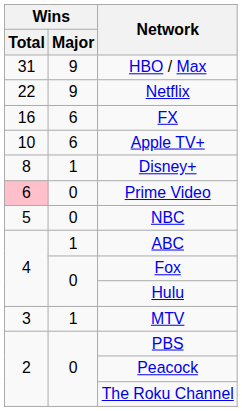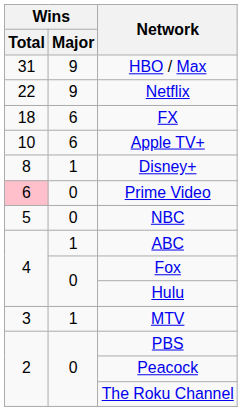(26, 117) 16 -> (26, 117) 18
